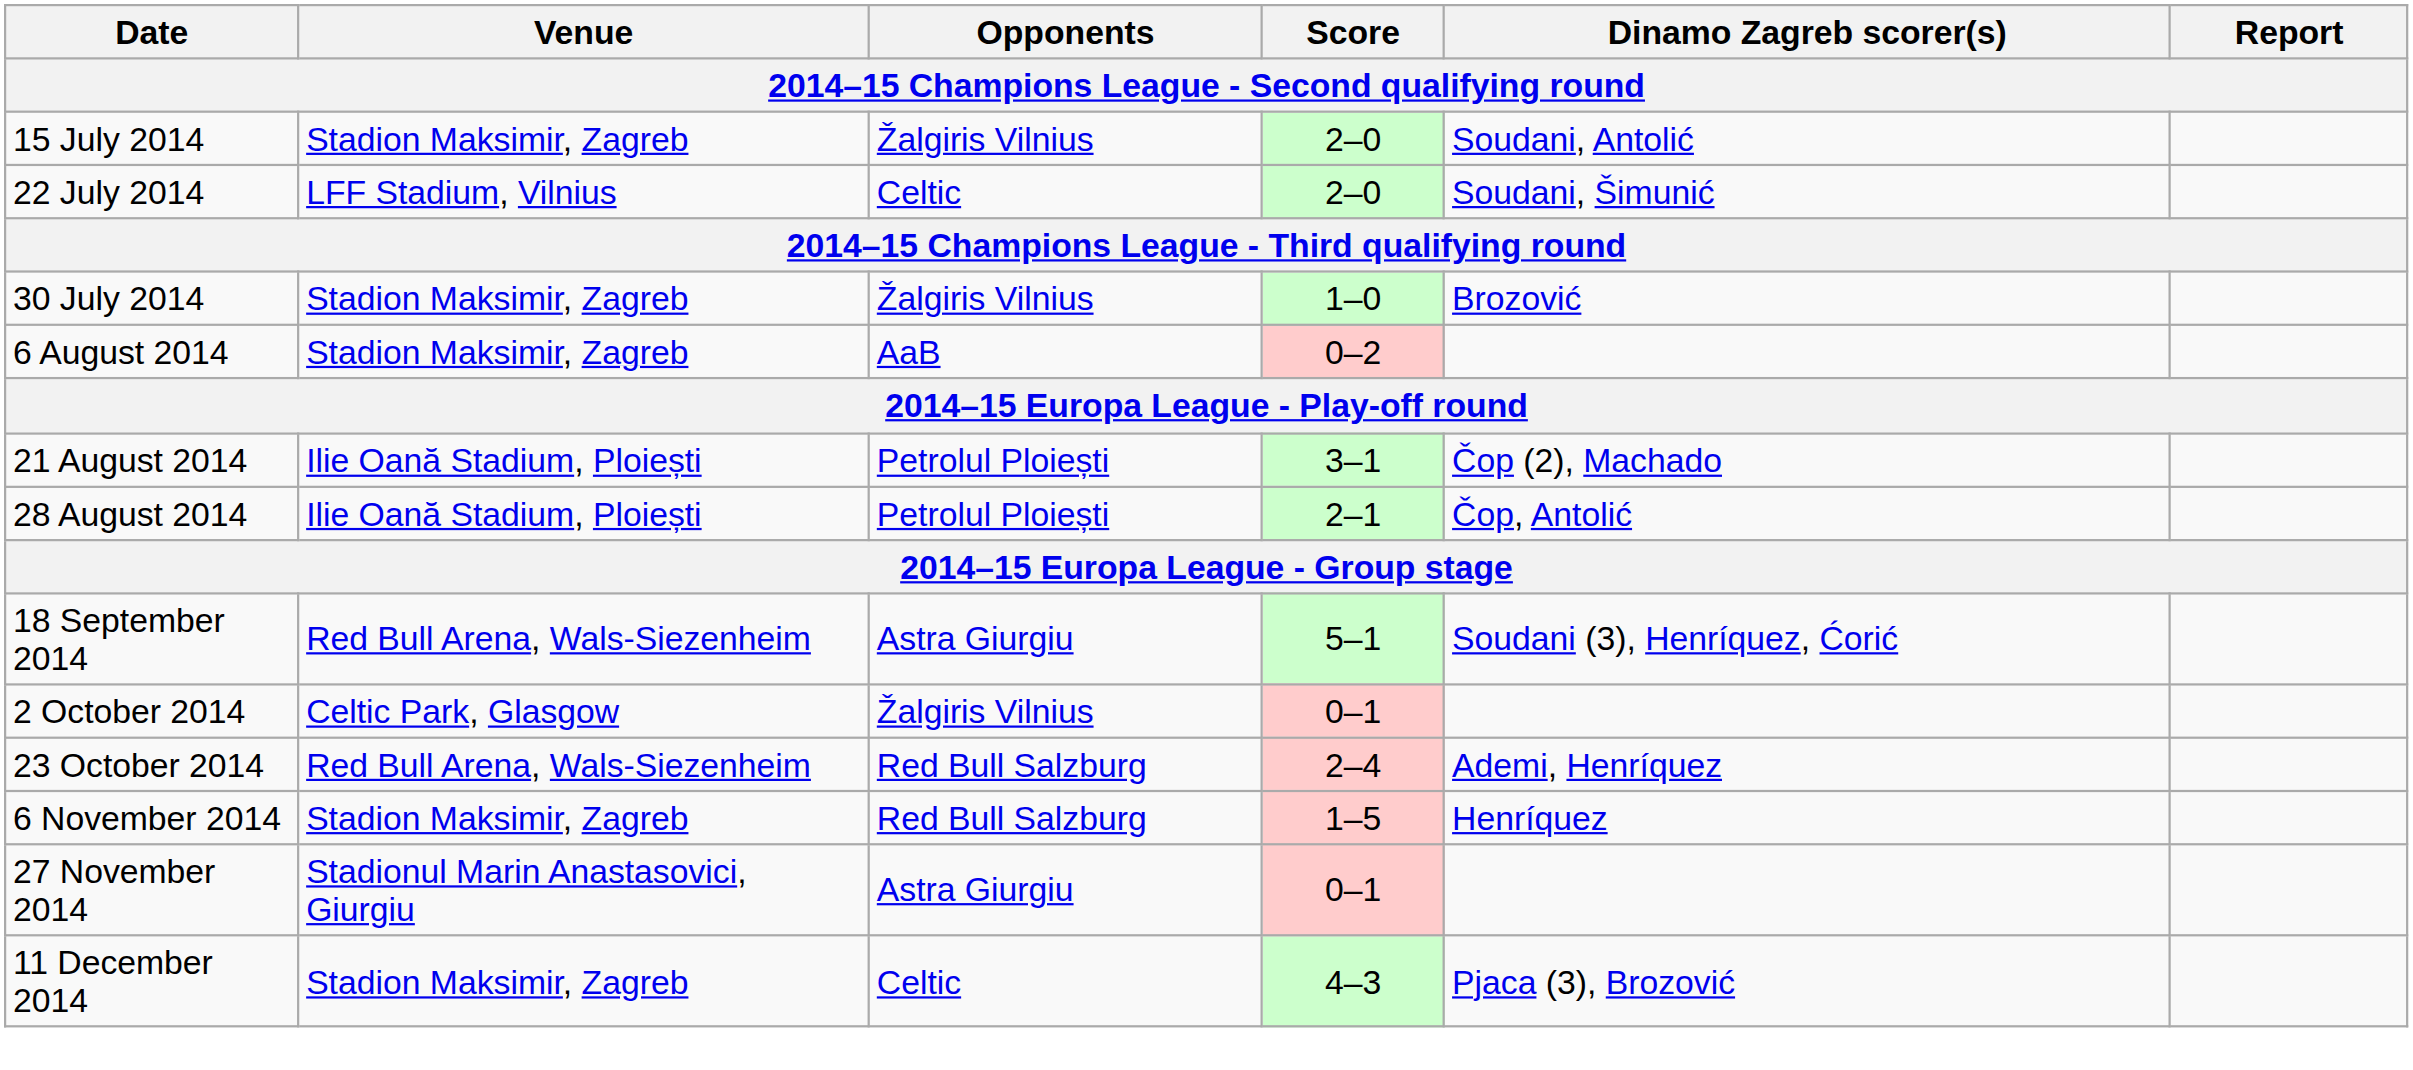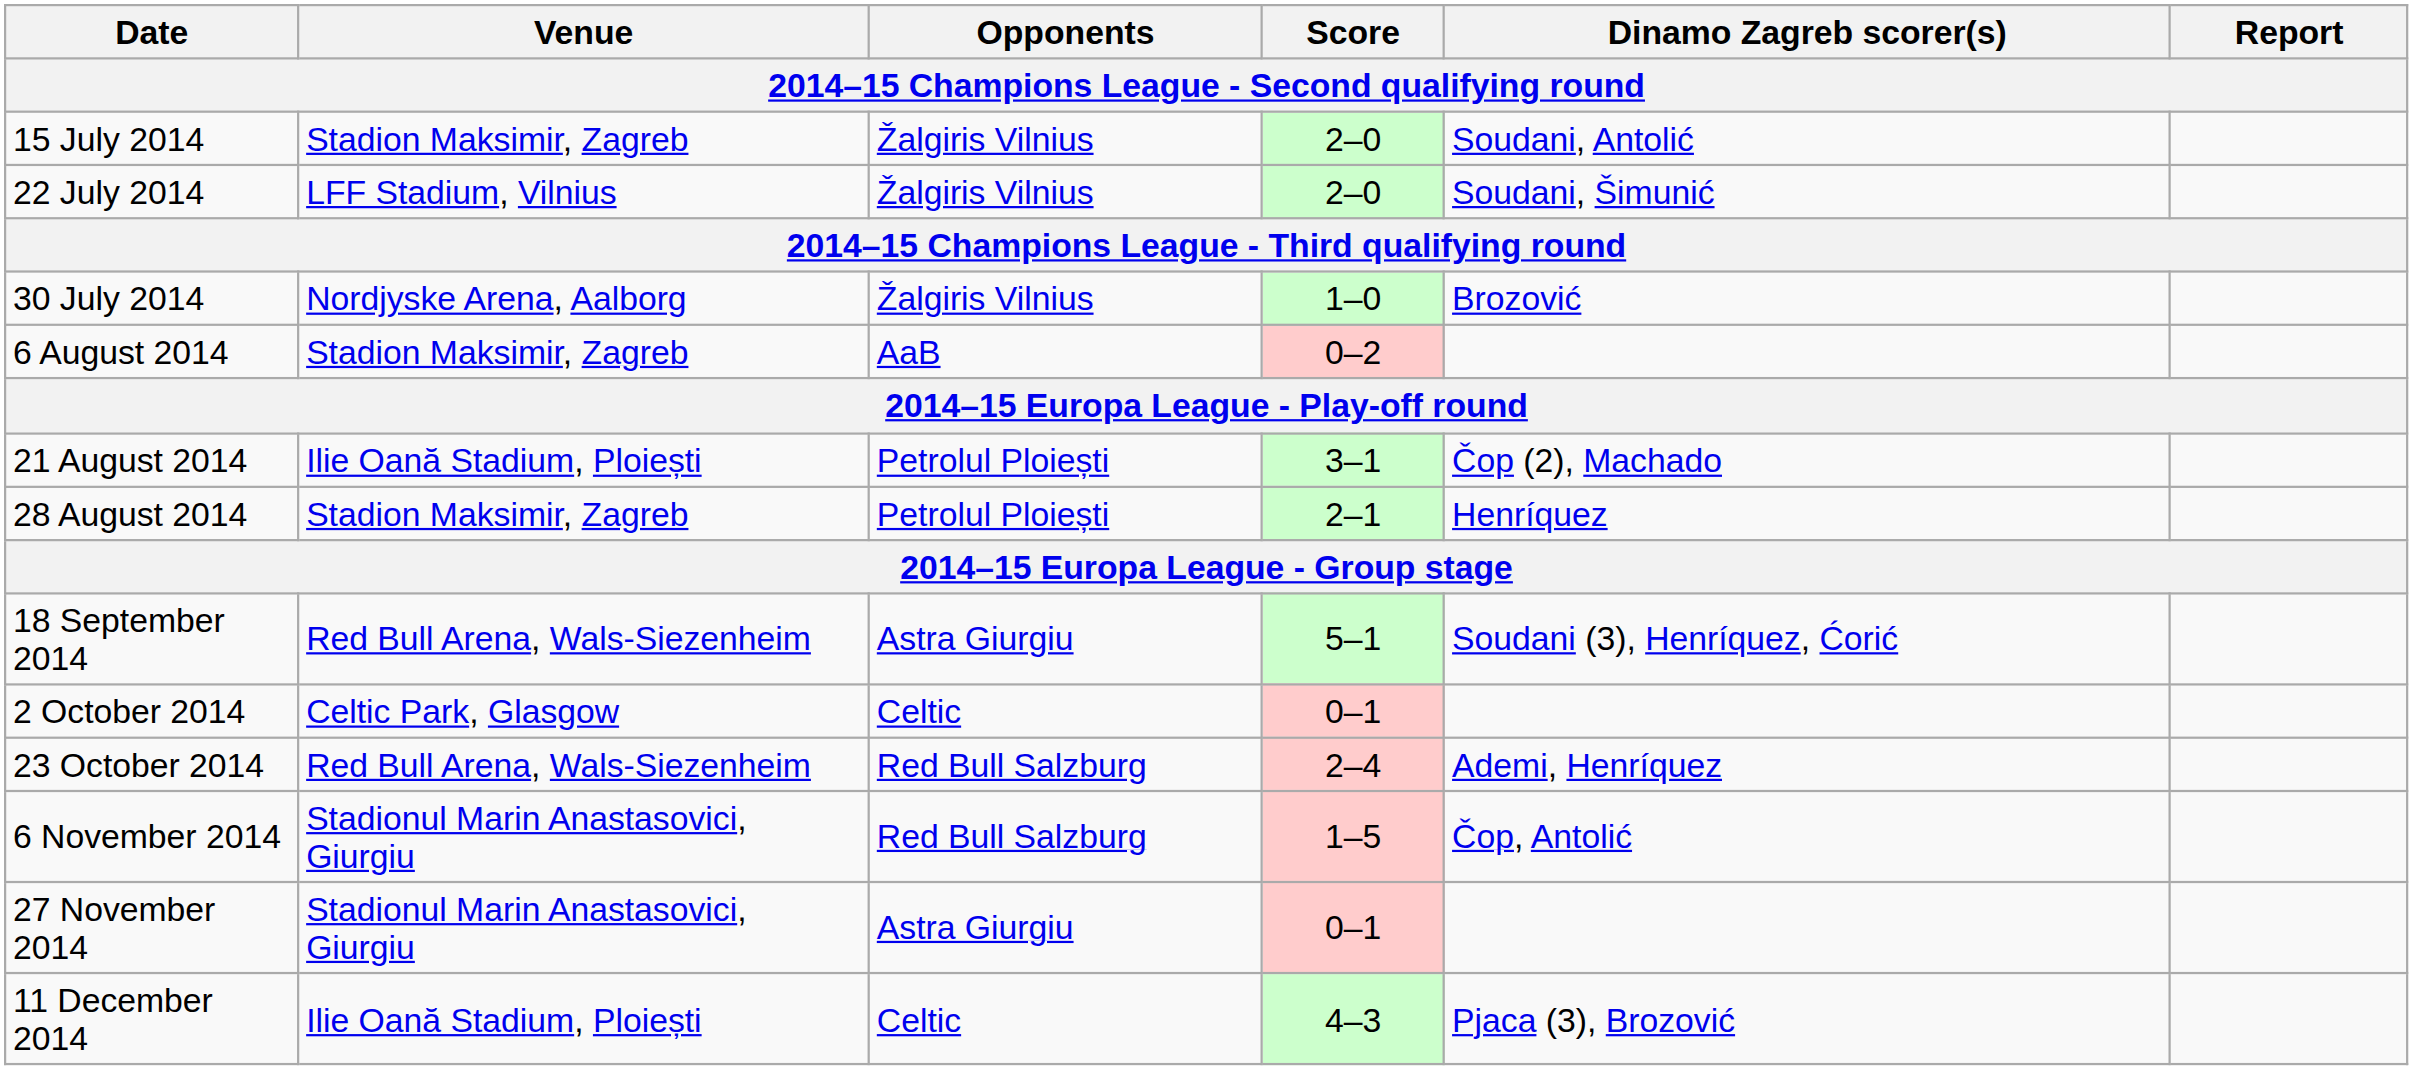(919, 192) Celtic -> (985, 192) Žalgiris Vilnius
(497, 299) Stadion Maksimir, Zagreb -> (496, 299) Nordjyske Arena, Aalborg
(504, 513) Ilie Oană Stadium, Ploiești -> (497, 513) Stadion Maksimir, Zagreb
(1542, 513) Čop, Antolić -> (1530, 513) Henríquez
(985, 711) Žalgiris Vilnius -> (919, 711) Celtic
(497, 818) Stadion Maksimir, Zagreb -> (526, 836) Stadionul Marin Anastasovici, Giurgiu
(1530, 818) Henríquez -> (1542, 836) Čop, Antolić
(497, 981) Stadion Maksimir, Zagreb -> (504, 1019) Ilie Oană Stadium, Ploiești
